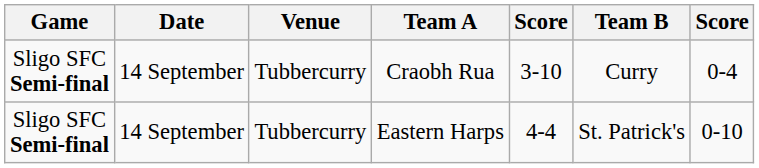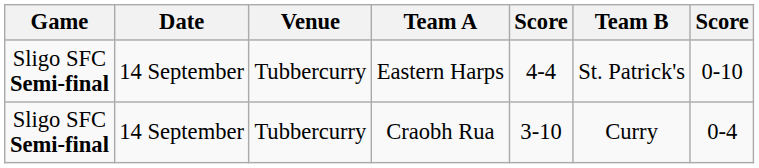rows swapped: (440, 70) <-> (440, 132)
